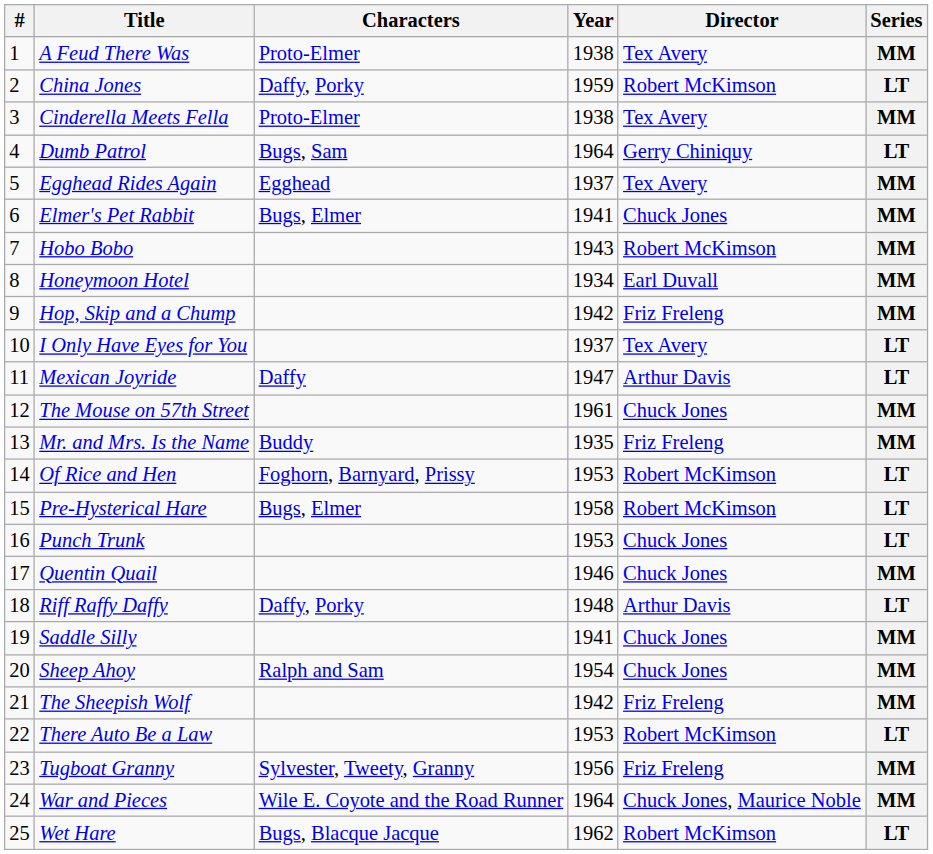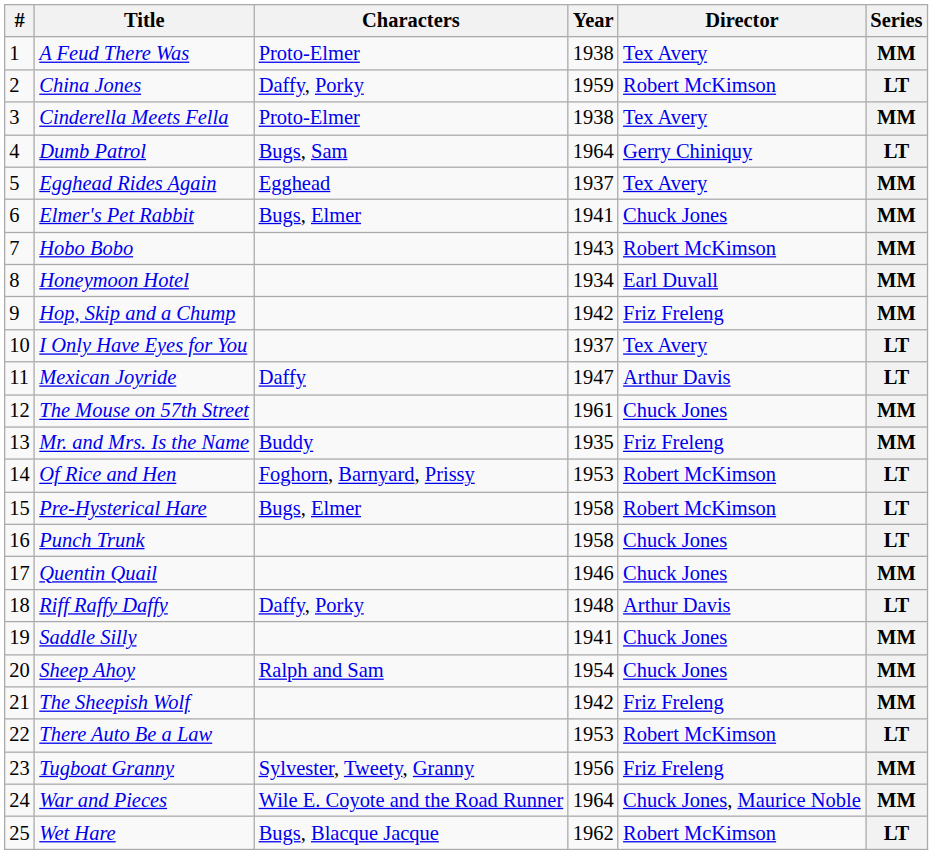(593, 540) 1953 -> (593, 540) 1958
